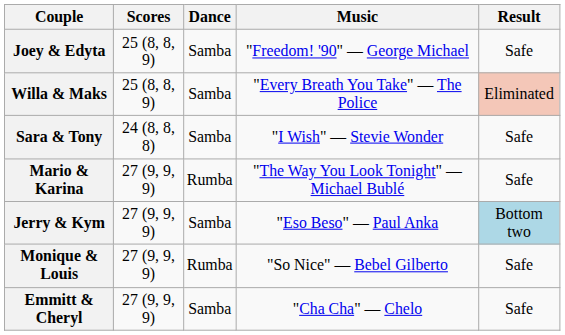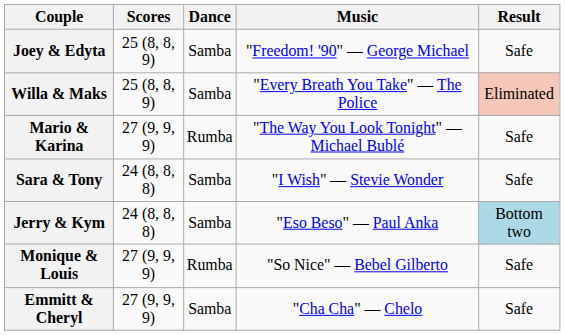rows swapped: (59, 136) <-> (59, 179)
(149, 222) 27 (9, 9, 9) -> (149, 222) 24 (8, 8, 8)
